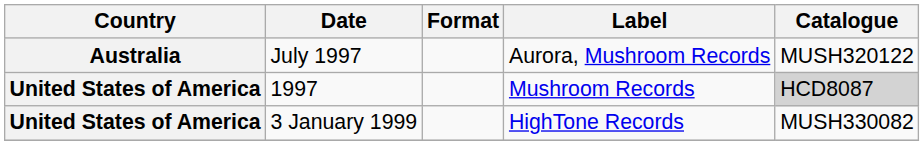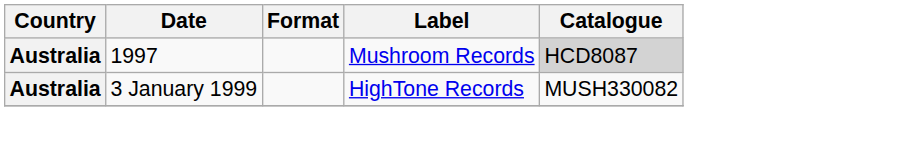- row: (316, 55)
(135, 88) United States of America -> (55, 55) Australia
(135, 122) United States of America -> (55, 88) Australia
